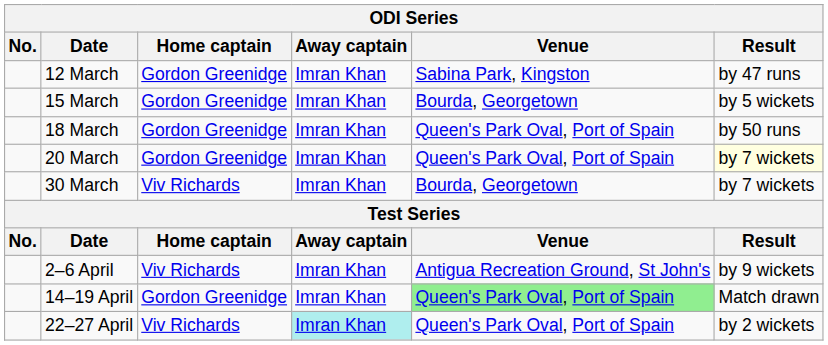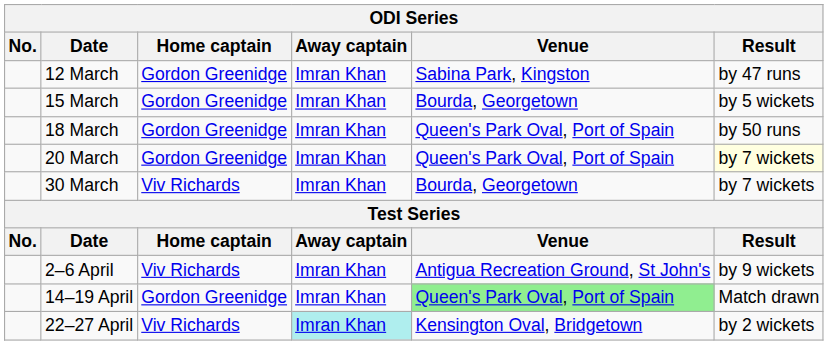(545, 325) Queen's Park Oval, Port of Spain -> (529, 325) Kensington Oval, Bridgetown
